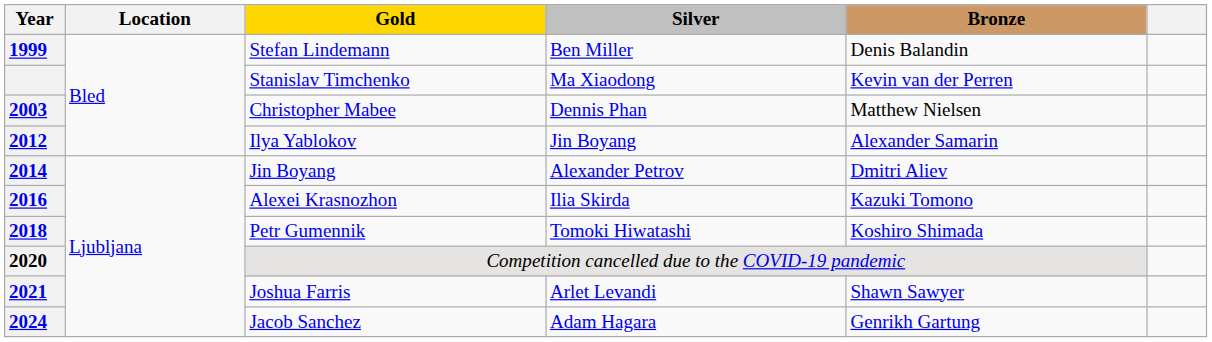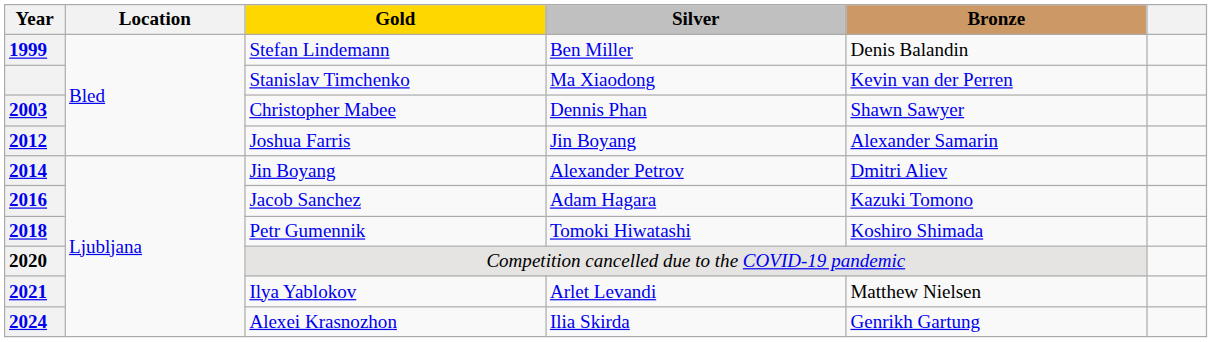(916, 110) Matthew Nielsen -> (907, 110) Shawn Sawyer
(303, 140) Ilya Yablokov -> (300, 140) Joshua Farris
(323, 200) Alexei Krasnozhon -> (305, 200) Jacob Sanchez
(590, 200) Ilia Skirda -> (603, 200) Adam Hagara
(300, 291) Joshua Farris -> (303, 291) Ilya Yablokov
(907, 291) Shawn Sawyer -> (916, 291) Matthew Nielsen
(305, 321) Jacob Sanchez -> (323, 321) Alexei Krasnozhon
(603, 321) Adam Hagara -> (590, 321) Ilia Skirda
